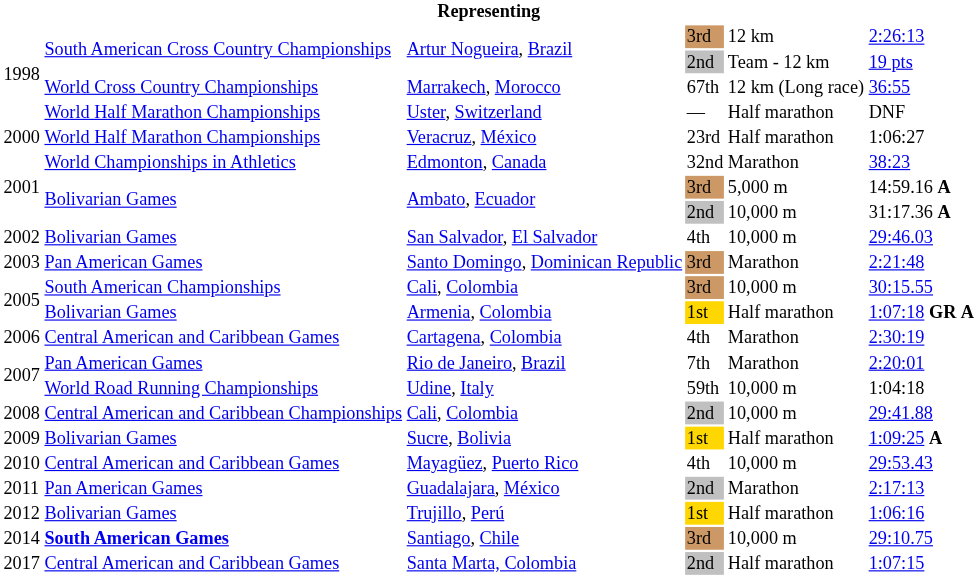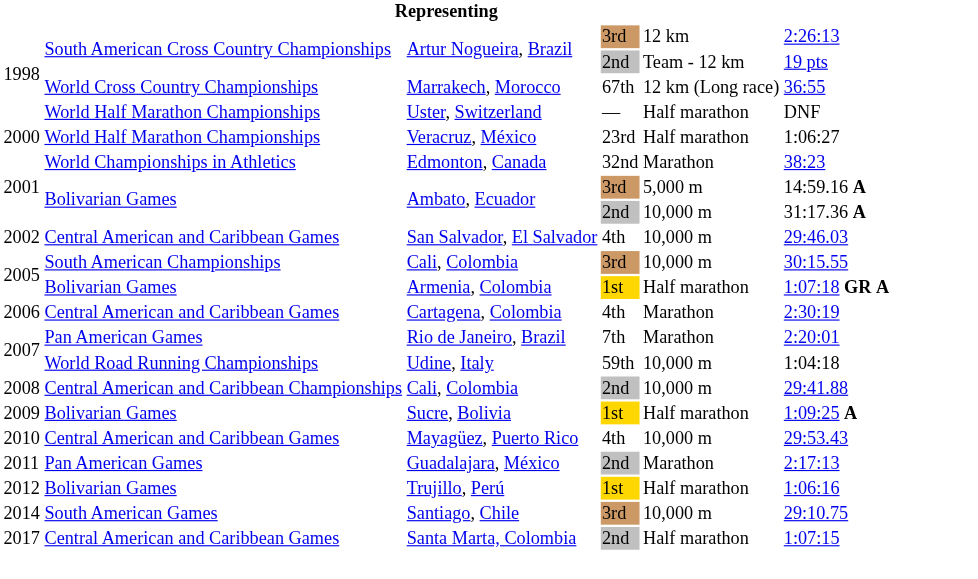(111, 237) Bolivarian Games -> (192, 237) Central American and Caribbean Games
- row: (544, 262)
(137, 538) bold -> (131, 513) normal
